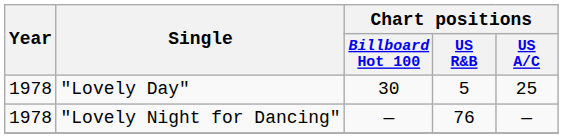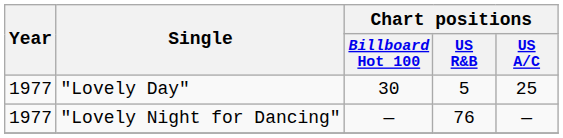(31, 89) 1978 -> (31, 89) 1977
(31, 118) 1978 -> (31, 118) 1977
